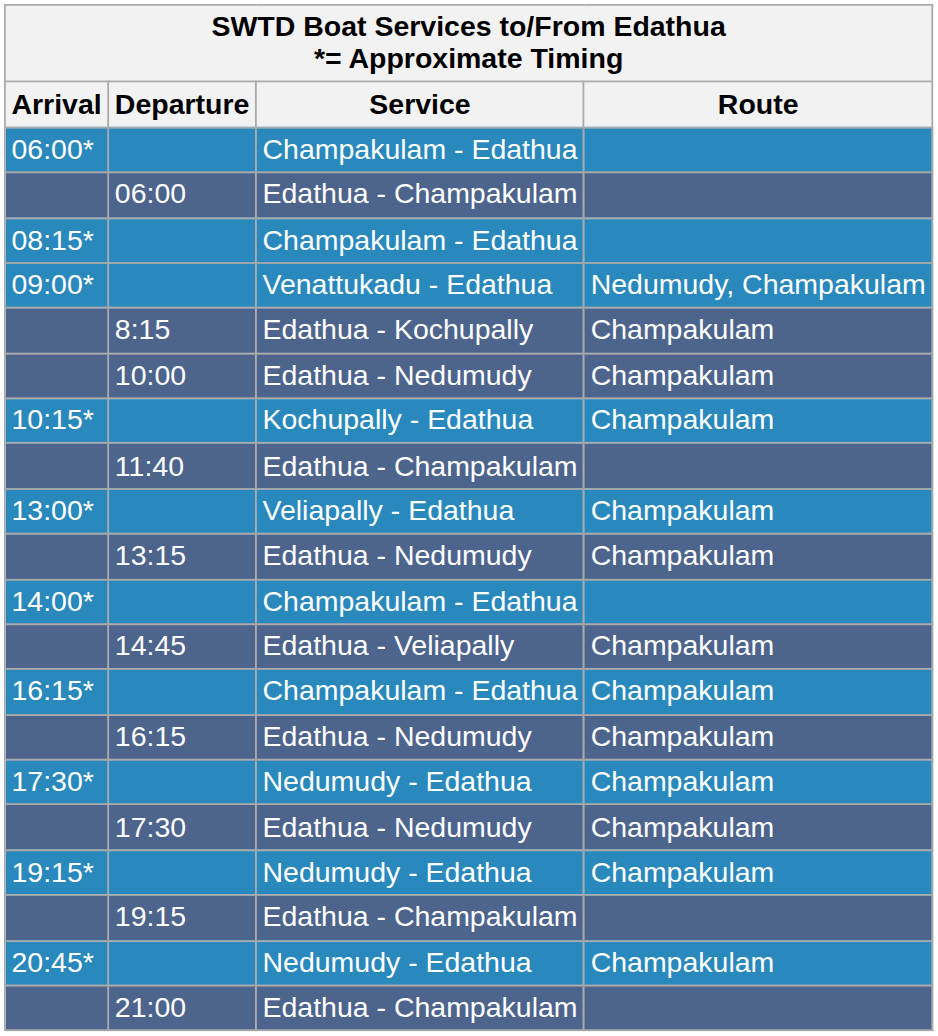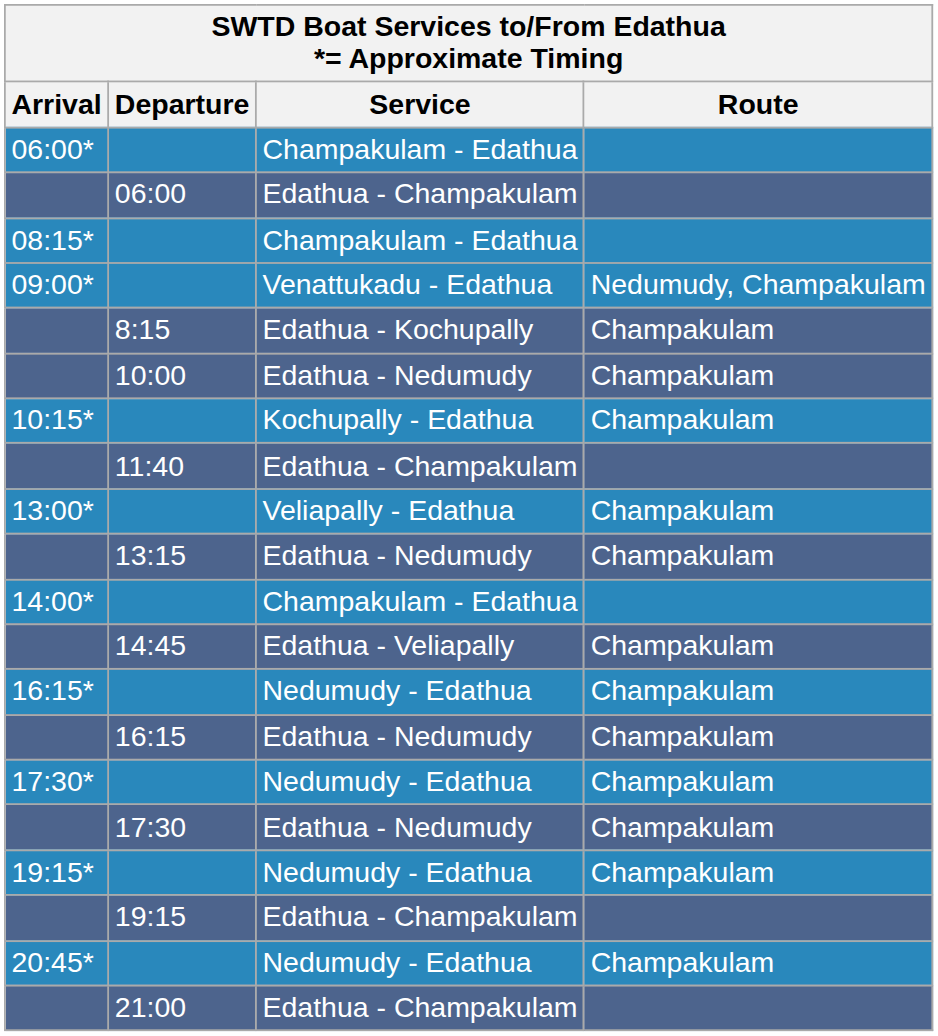(420, 691) Champakulam - Edathua -> (397, 691) Nedumudy - Edathua
